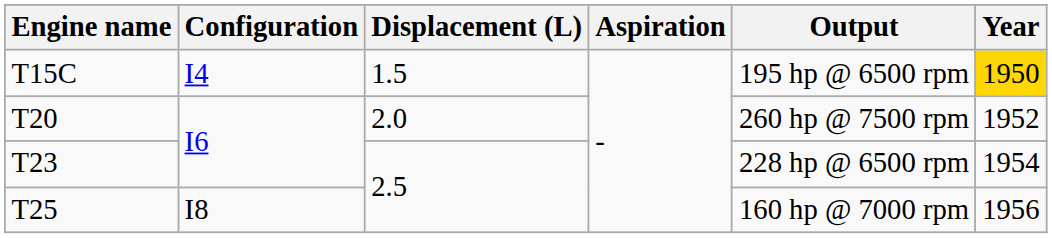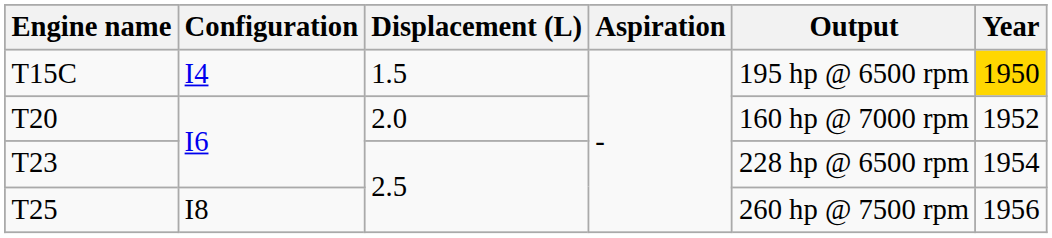(854, 118) 260 hp @ 7500 rpm -> (854, 118) 160 hp @ 7000 rpm
(854, 208) 160 hp @ 7000 rpm -> (854, 208) 260 hp @ 7500 rpm
